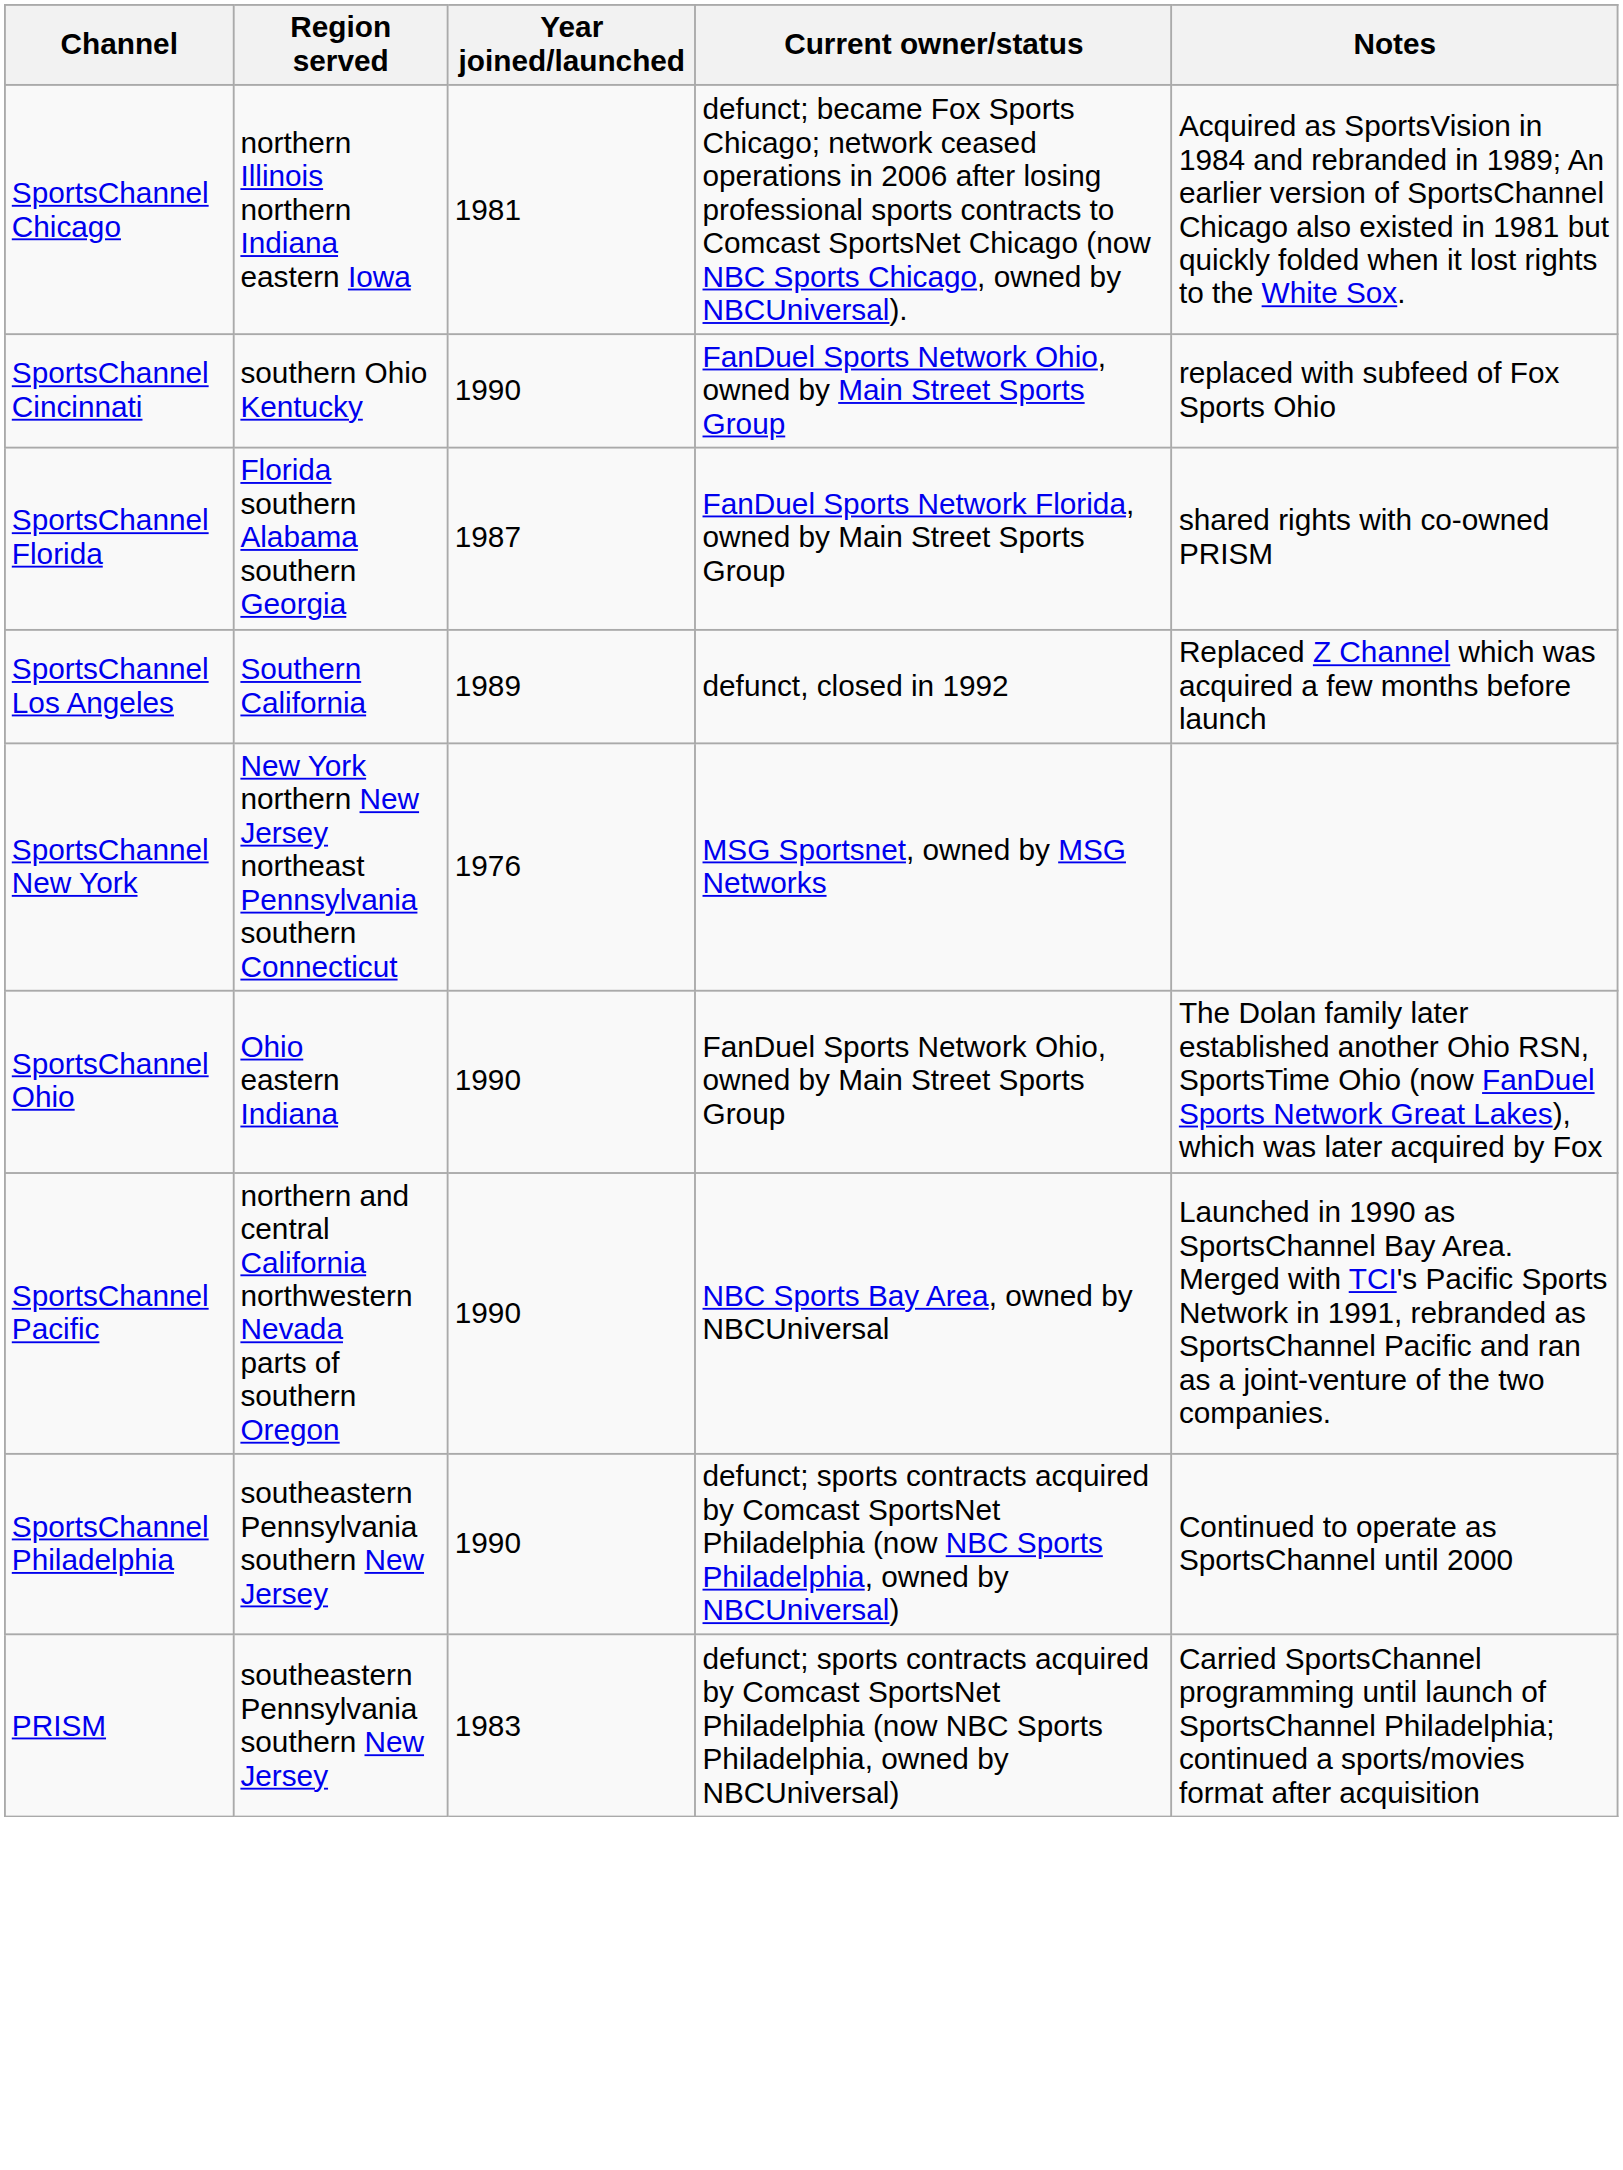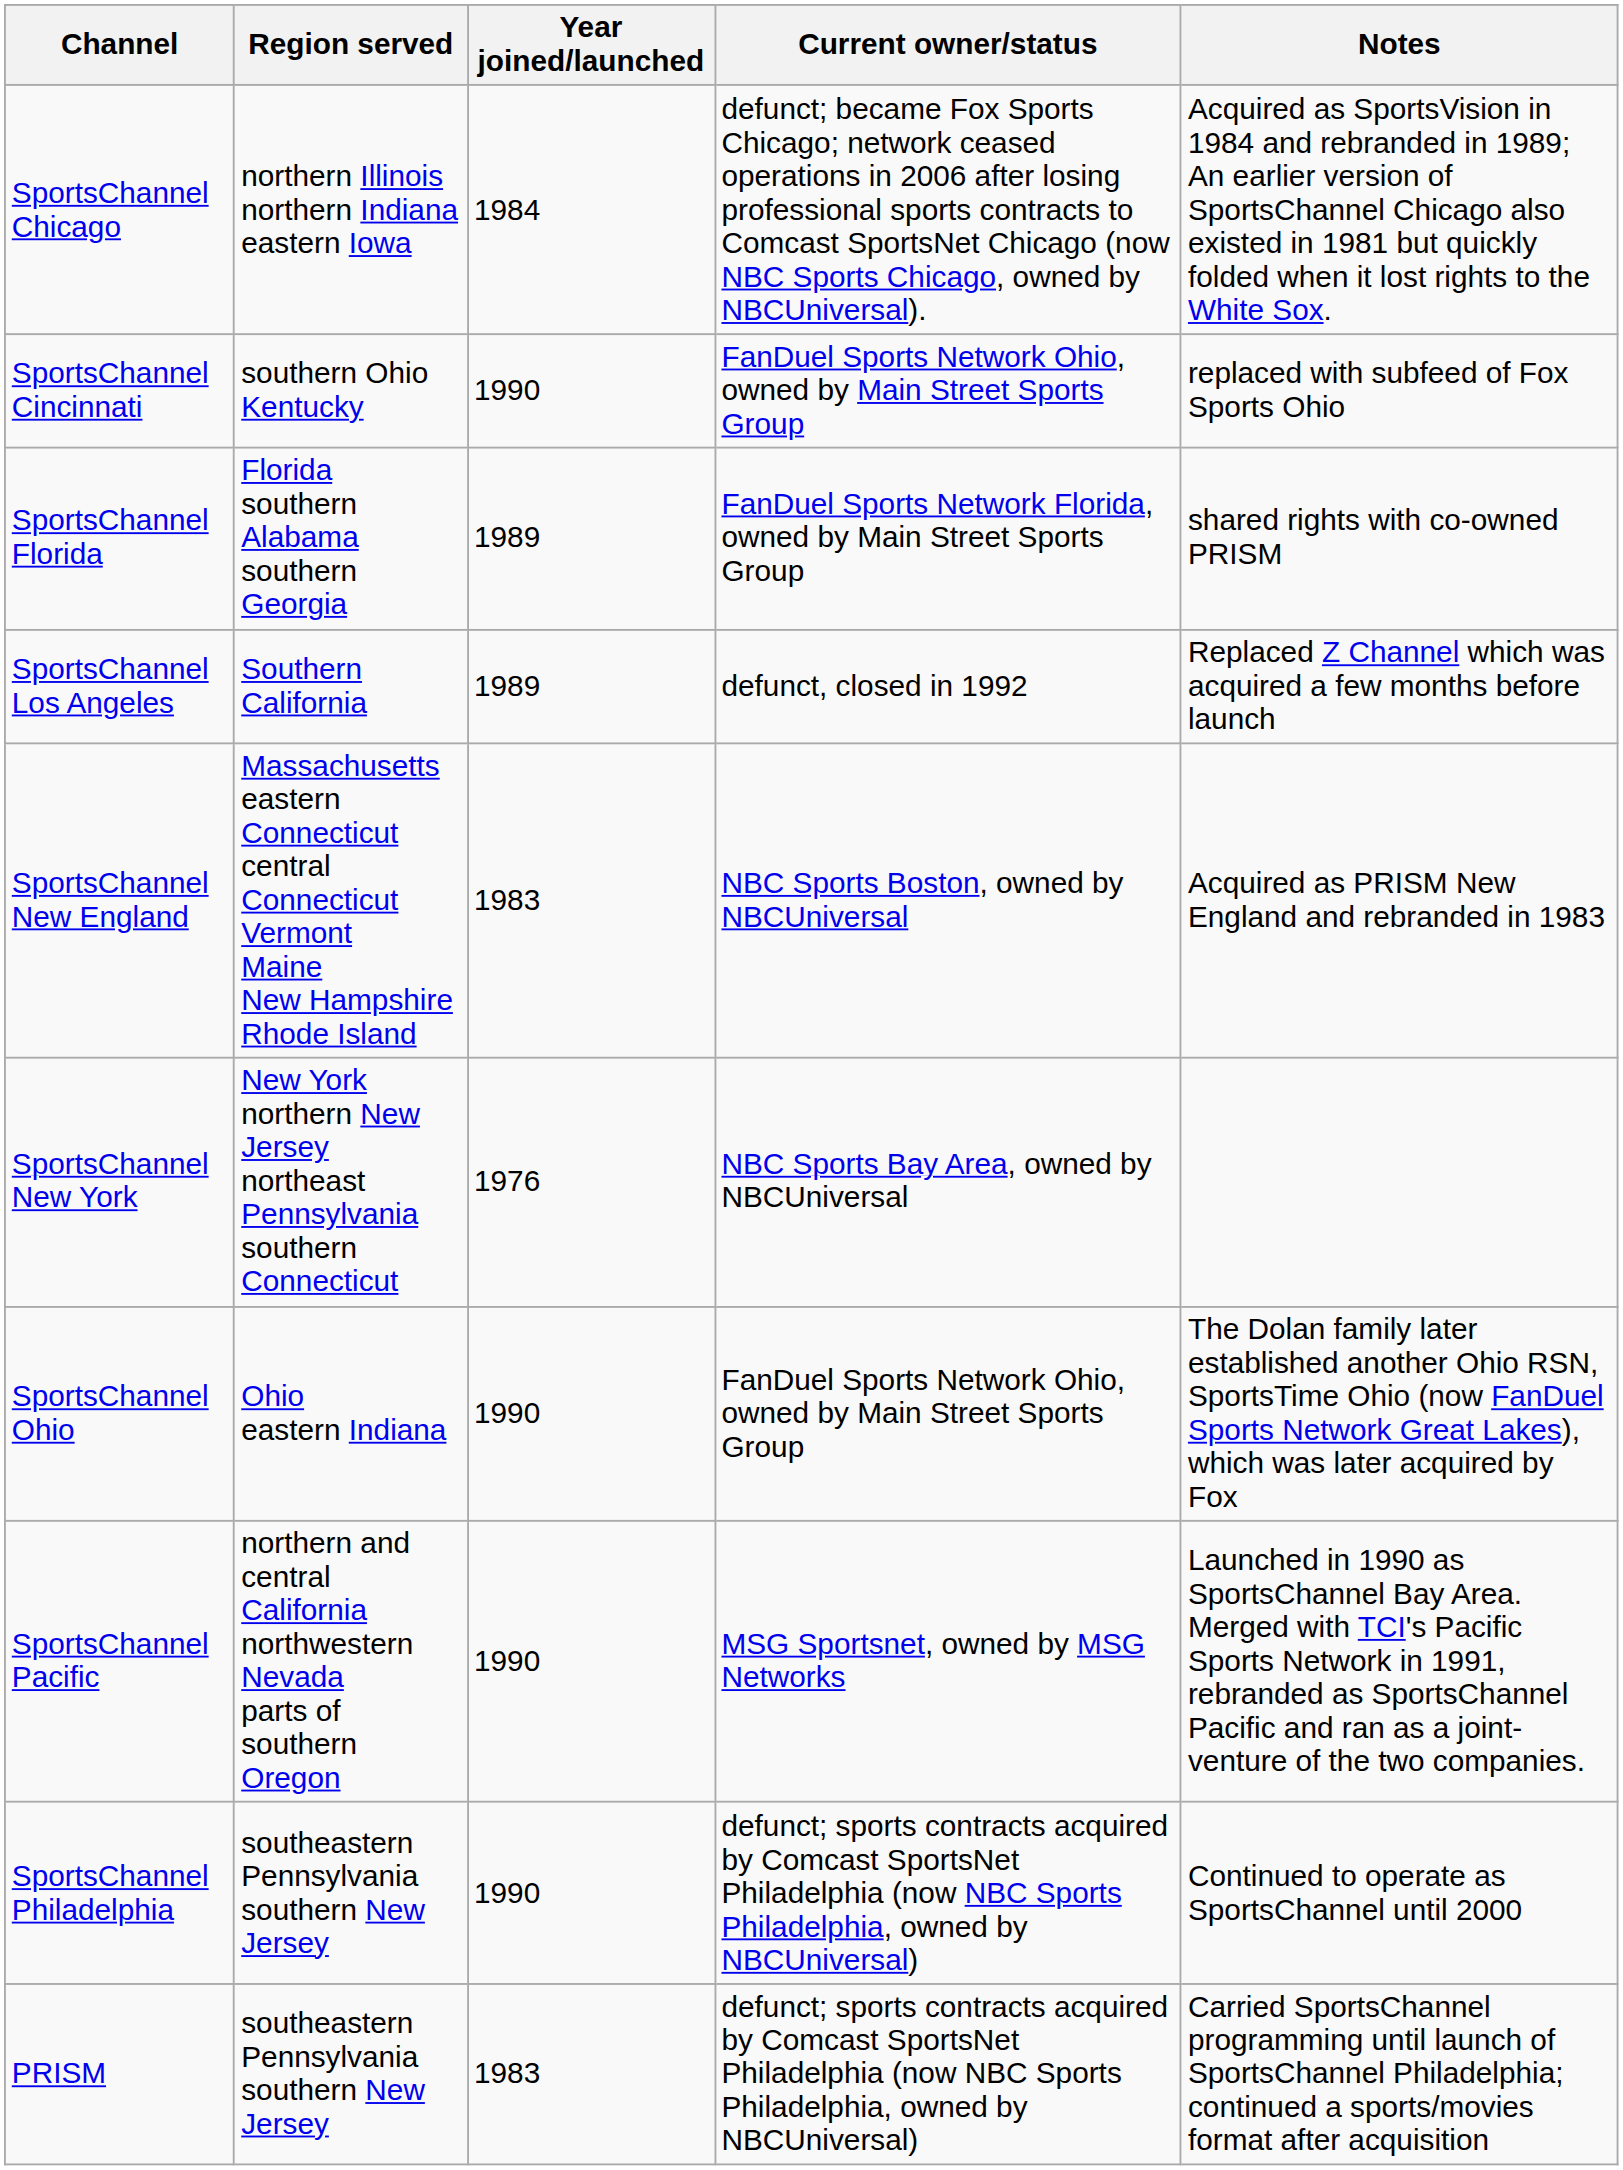(488, 209) 1981 -> (507, 209) 1984
(488, 537) 1987 -> (507, 537) 1989
+ row: (110, 900)
(914, 866) MSG Sportsnet, owned by MSG Networks -> (937, 1181) NBC Sports Bay Area, owned by NBCUniversal
(918, 1312) NBC Sports Bay Area, owned by NBCUniversal -> (933, 1661) MSG Sportsnet, owned by MSG Networks
